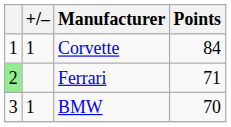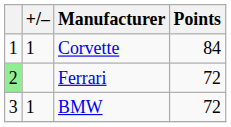(212, 77) 71 -> (212, 77) 72
(212, 107) 70 -> (212, 107) 72
